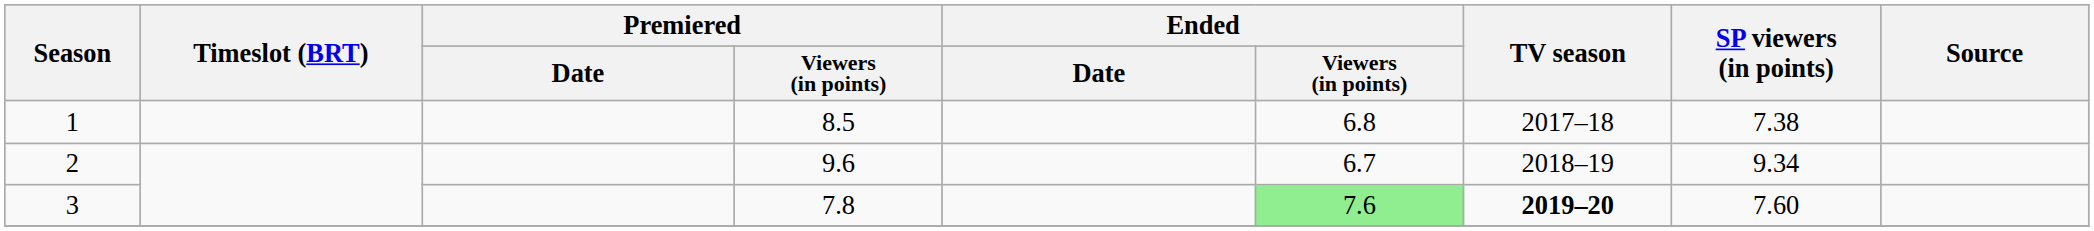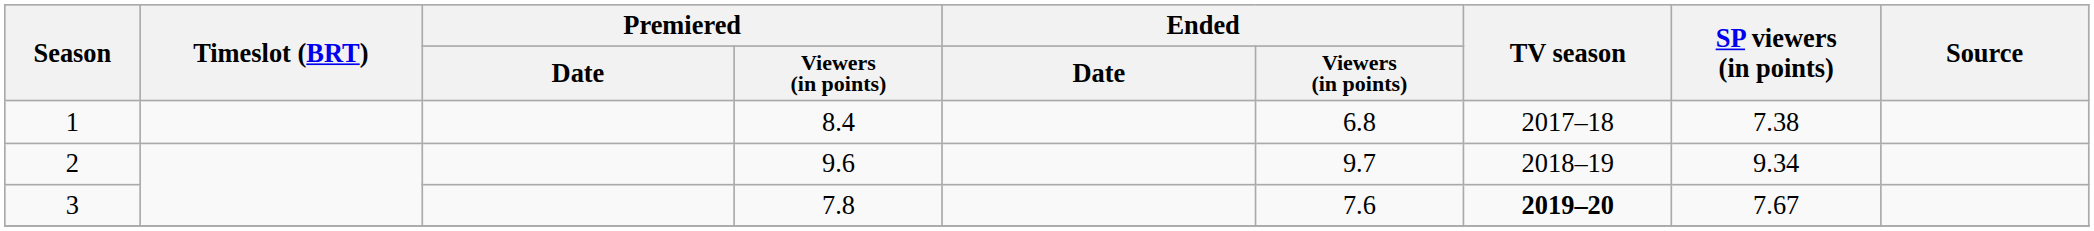(838, 121) 8.5 -> (838, 121) 8.4
(1359, 163) 6.7 -> (1359, 163) 9.7
(1359, 205) lightgreen background -> (1359, 205) no background
(1776, 205) 7.60 -> (1776, 205) 7.67
